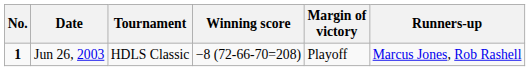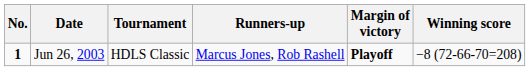columns swapped: (248, 24) <-> (447, 24)
(327, 54) normal -> (372, 54) bold
